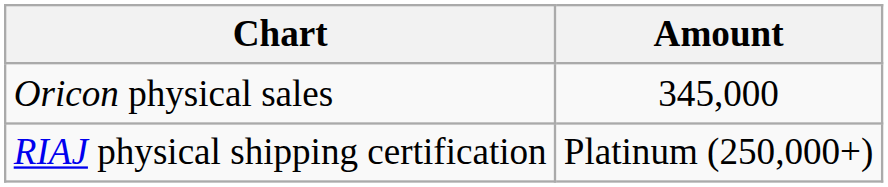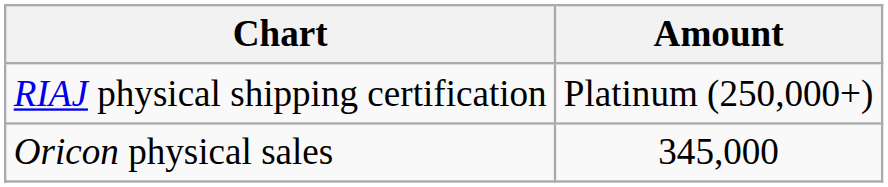rows swapped: (174, 92) <-> (280, 151)
